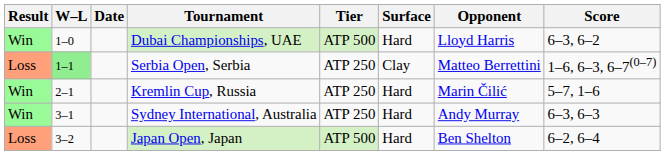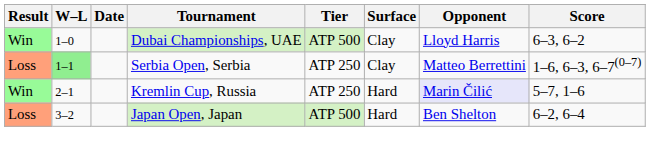(397, 39) Hard -> (381, 39) Clay
(472, 91) no background -> (457, 91) lavender background
- row: (224, 114)
